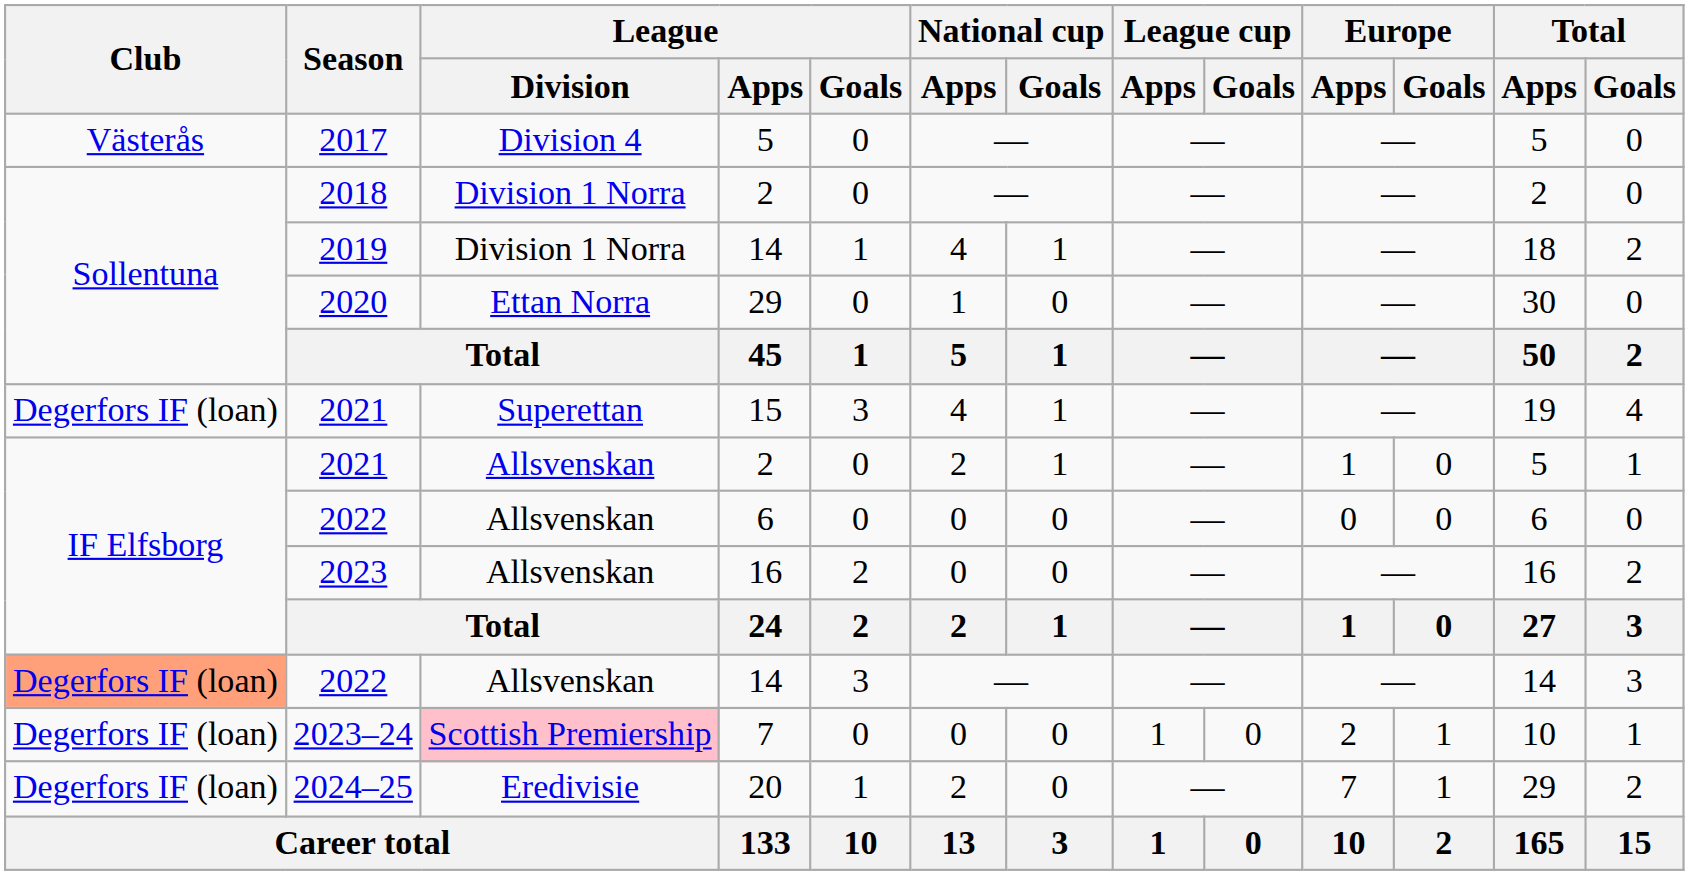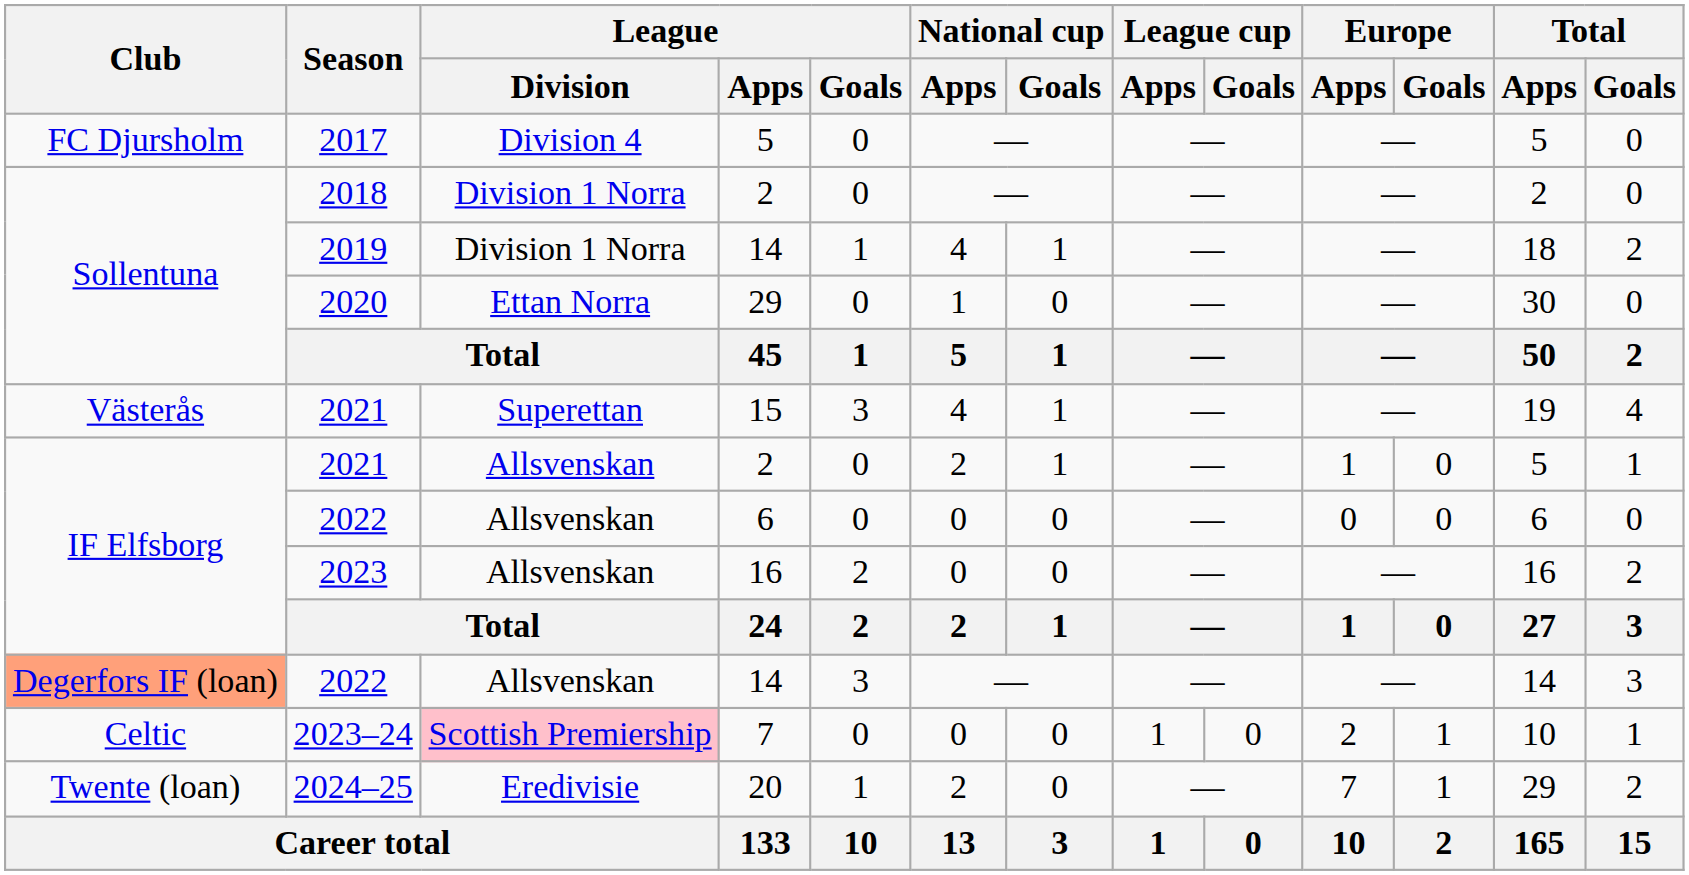(145, 139) Västerås -> (145, 139) FC Djursholm
(145, 409) Degerfors IF (loan) -> (145, 409) Västerås
(145, 734) Degerfors IF (loan) -> (145, 734) Celtic
(145, 788) Degerfors IF (loan) -> (145, 788) Twente (loan)
